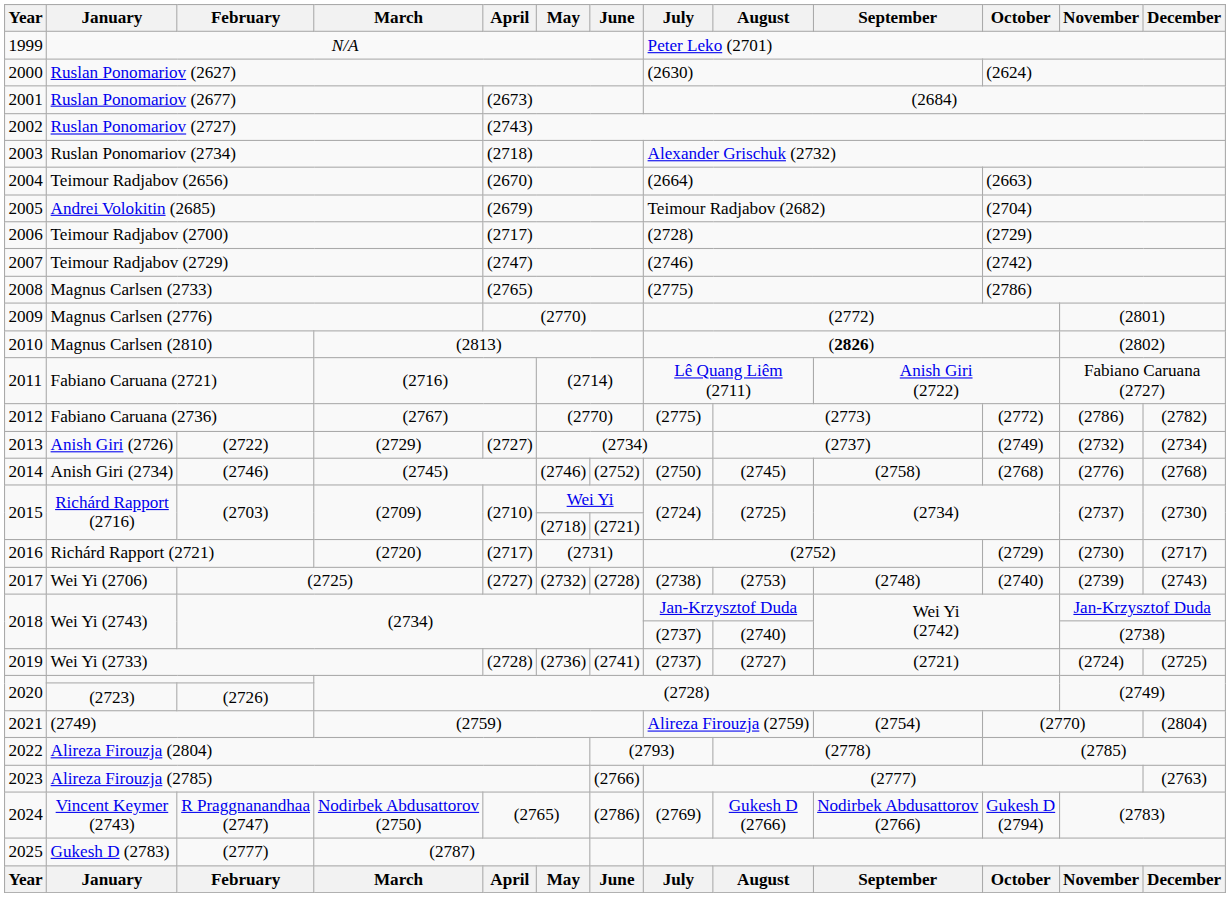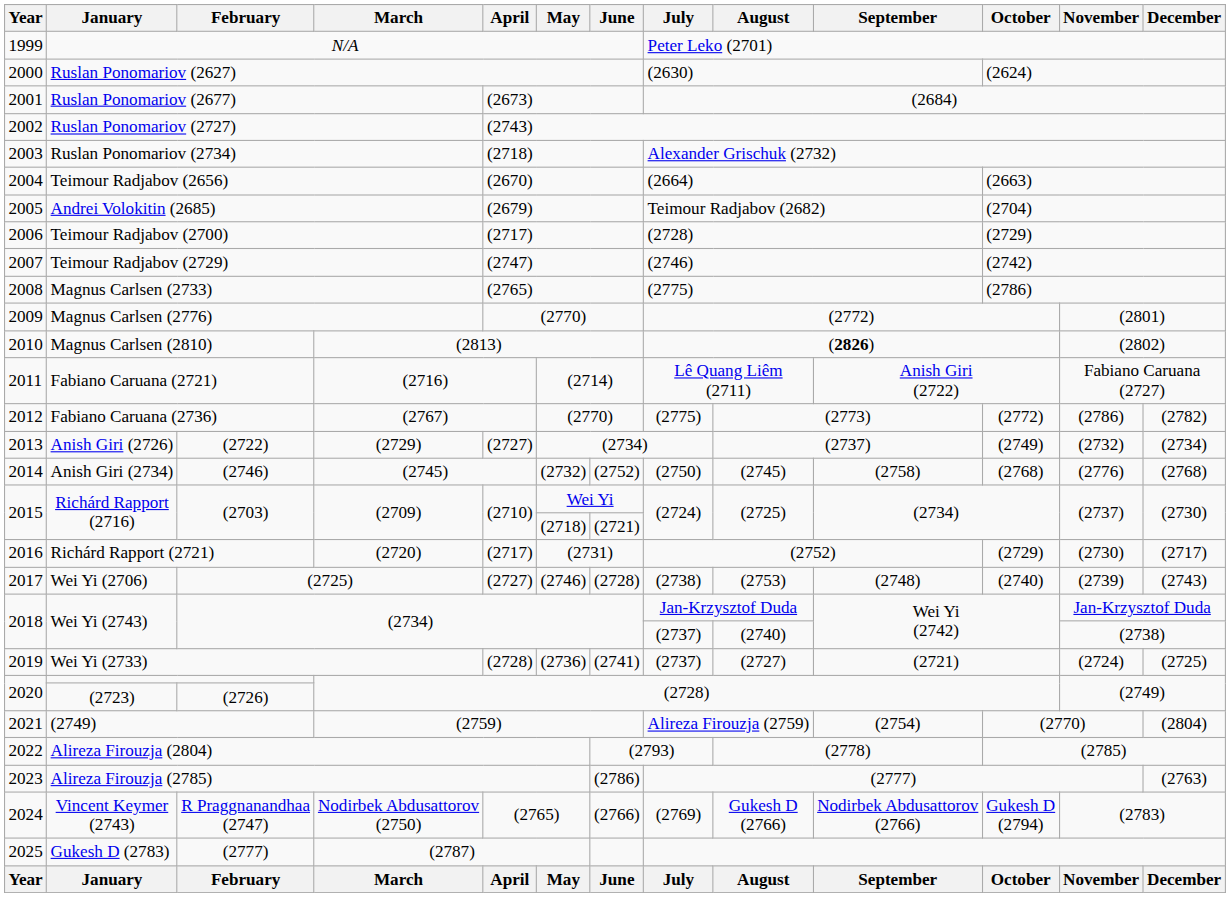(563, 471) (2746) -> (563, 471) (2732)
(563, 580) (2732) -> (563, 580) (2746)
(617, 778) (2766) -> (617, 778) (2786)
(617, 815) (2786) -> (617, 815) (2766)
